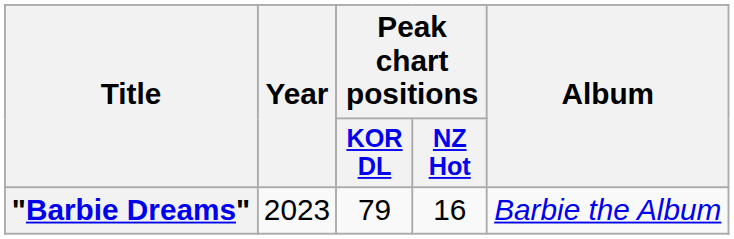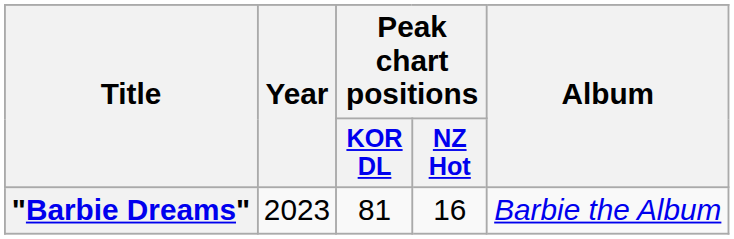(375, 210) 79 -> (375, 210) 81
